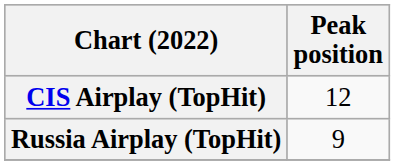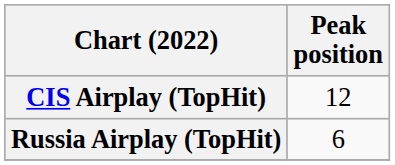(338, 138) 9 -> (338, 138) 6
